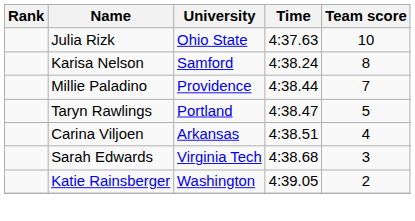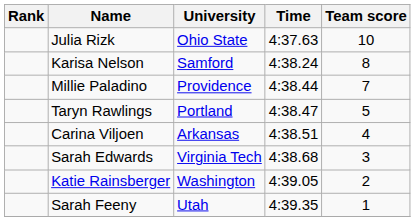+ row: (94, 205)
